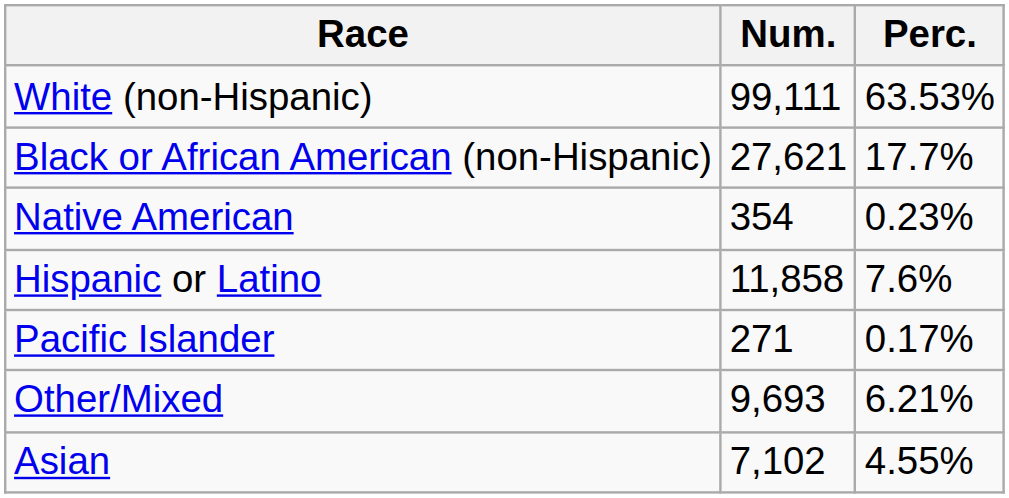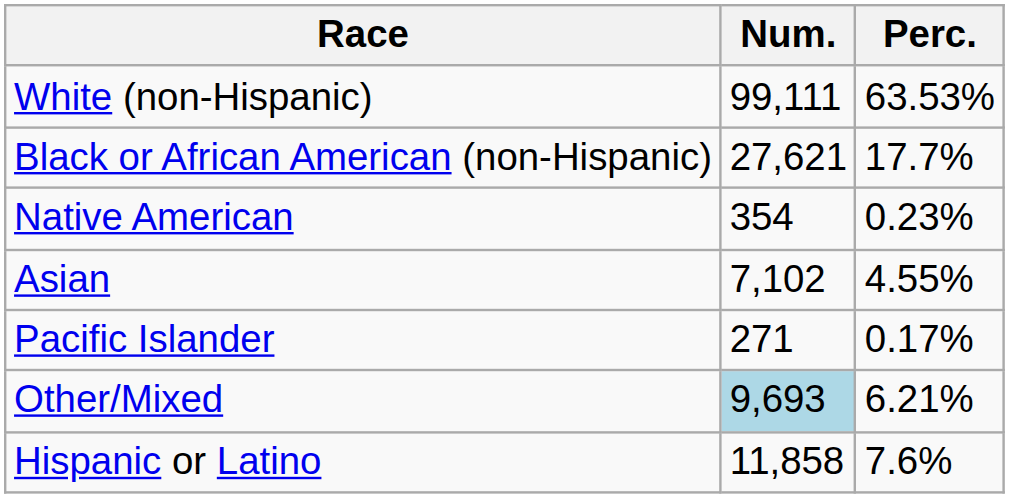rows swapped: (62, 461) <-> (168, 278)
(778, 400) no background -> (778, 400) lightblue background
